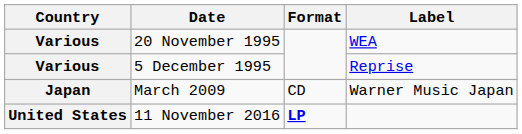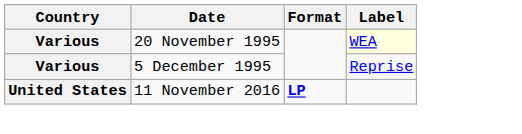(363, 42) no background -> (363, 42) lightyellow background
- row: (180, 91)
